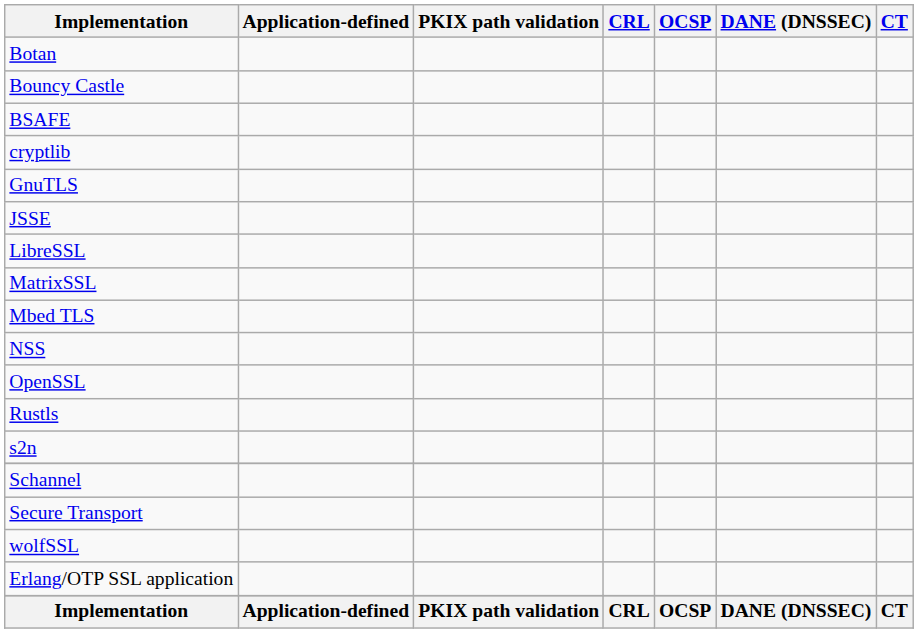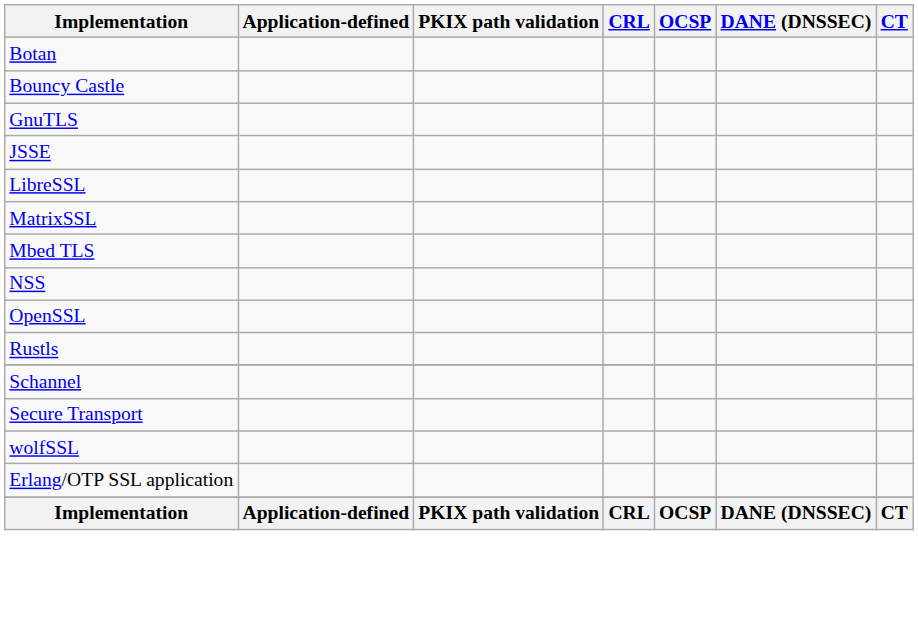- row: (40, 119)
- row: (40, 152)
- row: (23, 447)
